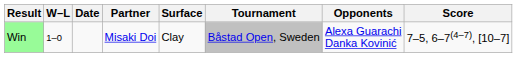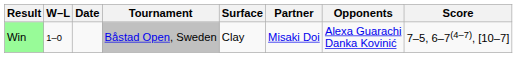columns swapped: (264, 13) <-> (130, 13)
